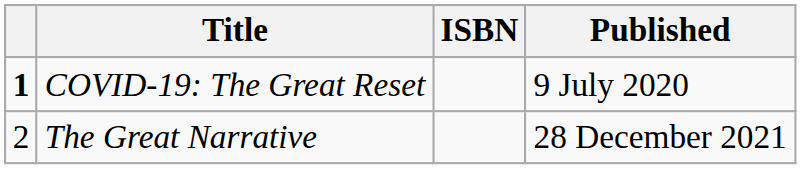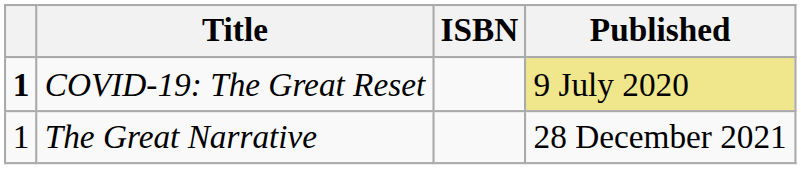(611, 83) no background -> (611, 83) khaki background
(21, 136) 2 -> (21, 136) 1
